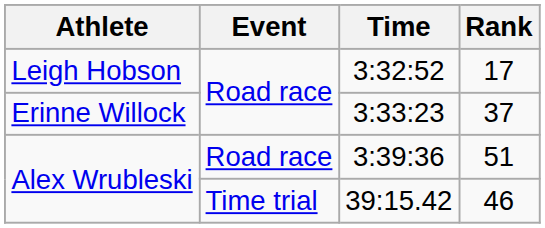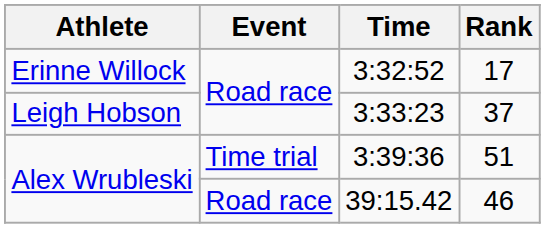(96, 71) Leigh Hobson -> (98, 71) Erinne Willock
(98, 114) Erinne Willock -> (96, 114) Leigh Hobson
(269, 157) Road race -> (262, 157) Time trial
(262, 201) Time trial -> (269, 201) Road race
